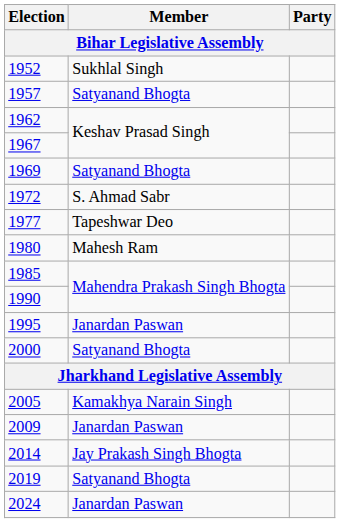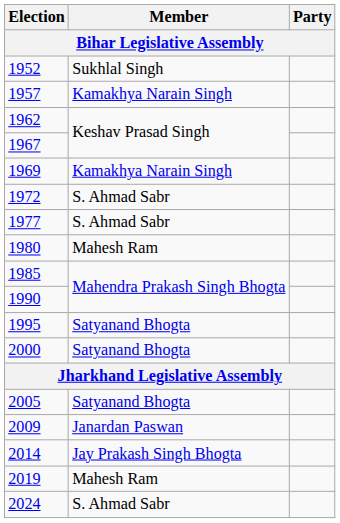(131, 94) Satyanand Bhogta -> (152, 94) Kamakhya Narain Singh
(131, 171) Satyanand Bhogta -> (152, 171) Kamakhya Narain Singh
(123, 222) Tapeshwar Deo -> (121, 222) S. Ahmad Sabr
(128, 324) Janardan Paswan -> (131, 324) Satyanand Bhogta
(152, 401) Kamakhya Narain Singh -> (131, 401) Satyanand Bhogta
(131, 478) Satyanand Bhogta -> (115, 478) Mahesh Ram
(128, 504) Janardan Paswan -> (121, 504) S. Ahmad Sabr
